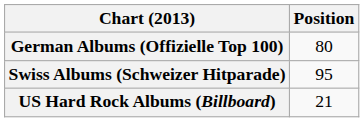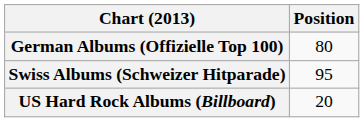(324, 102) 21 -> (324, 102) 20
